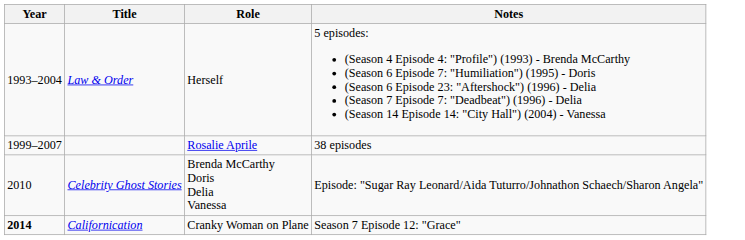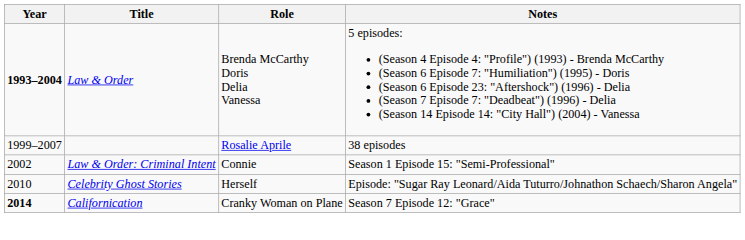(35, 79) normal -> (35, 79) bold
(205, 79) Herself -> (265, 79) Brenda McCarthy Doris Delia Vanessa
+ row: (142, 164)
(231, 185) Brenda McCarthy Doris Delia Vanessa -> (239, 184) Herself
